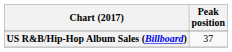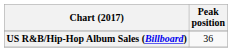(208, 39) 37 -> (208, 39) 36
